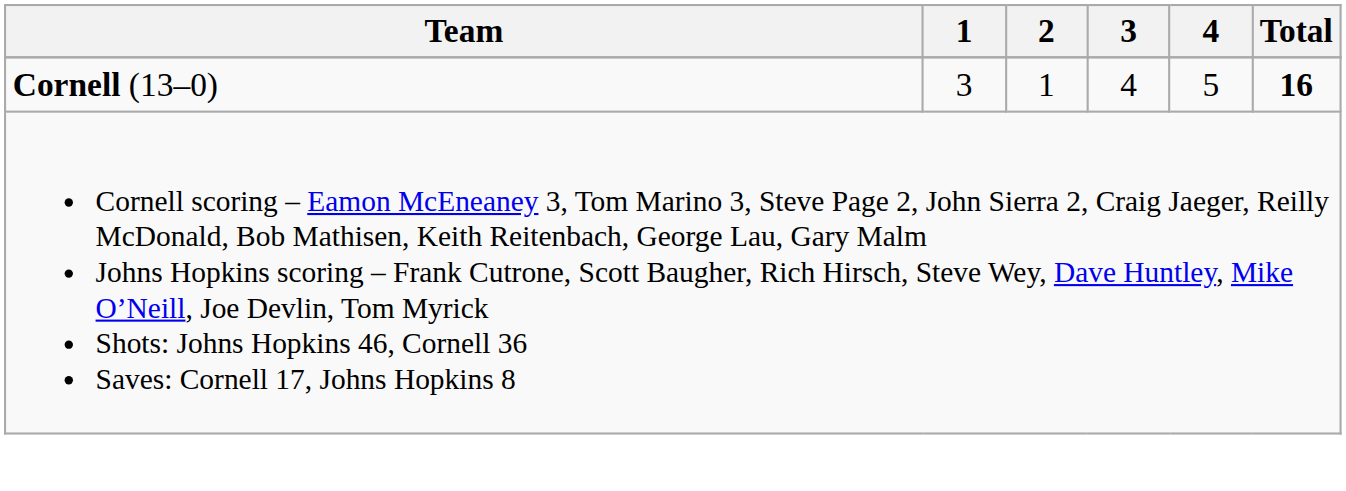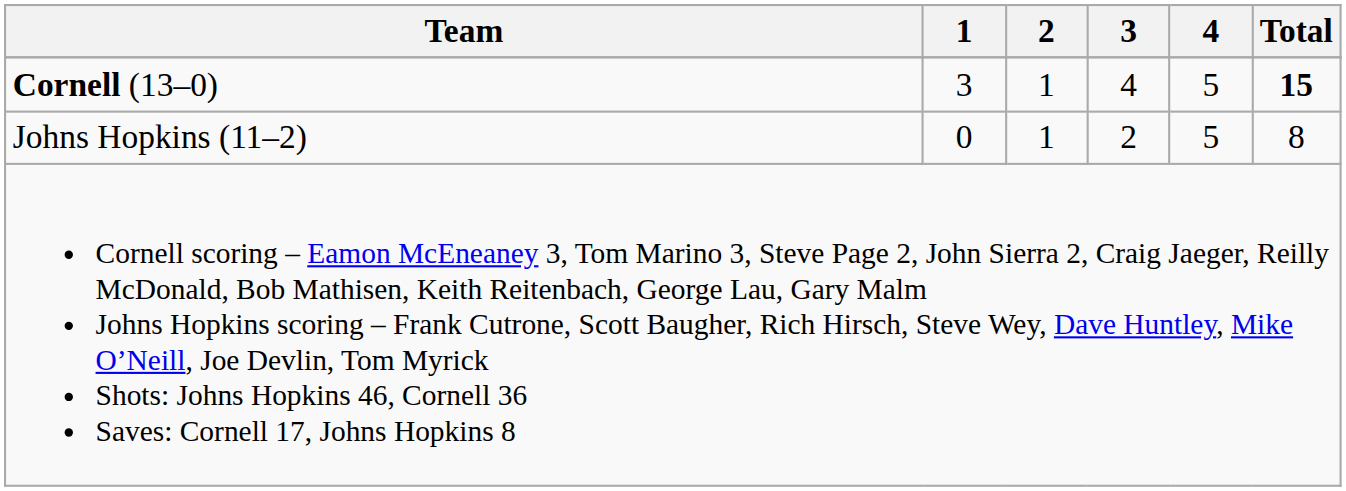(1296, 84) 16 -> (1296, 84) 15
+ row: (160, 137)
